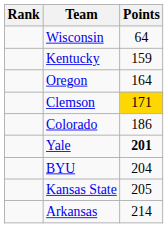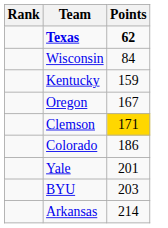+ row: (63, 37)
(141, 37) 64 -> (128, 59) 84
(141, 80) 164 -> (128, 102) 167
(141, 146) bold -> (128, 168) normal
(141, 168) 204 -> (128, 189) 203
- row: (81, 189)
